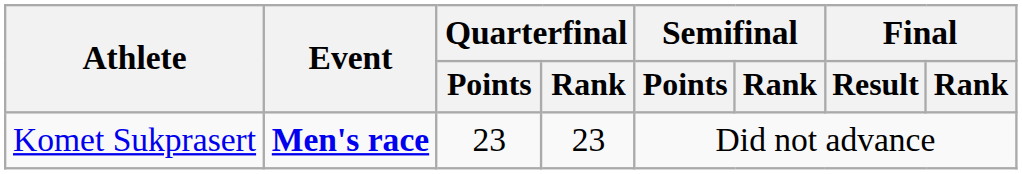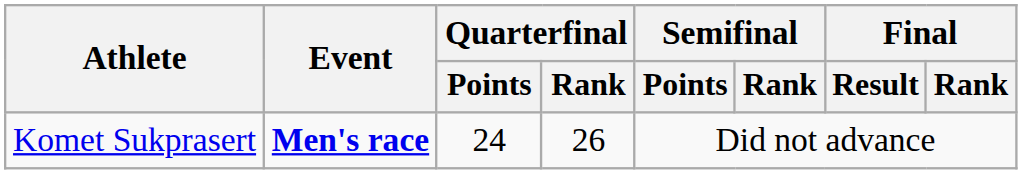(489, 140) 23 -> (489, 140) 24
(588, 140) 23 -> (588, 140) 26
